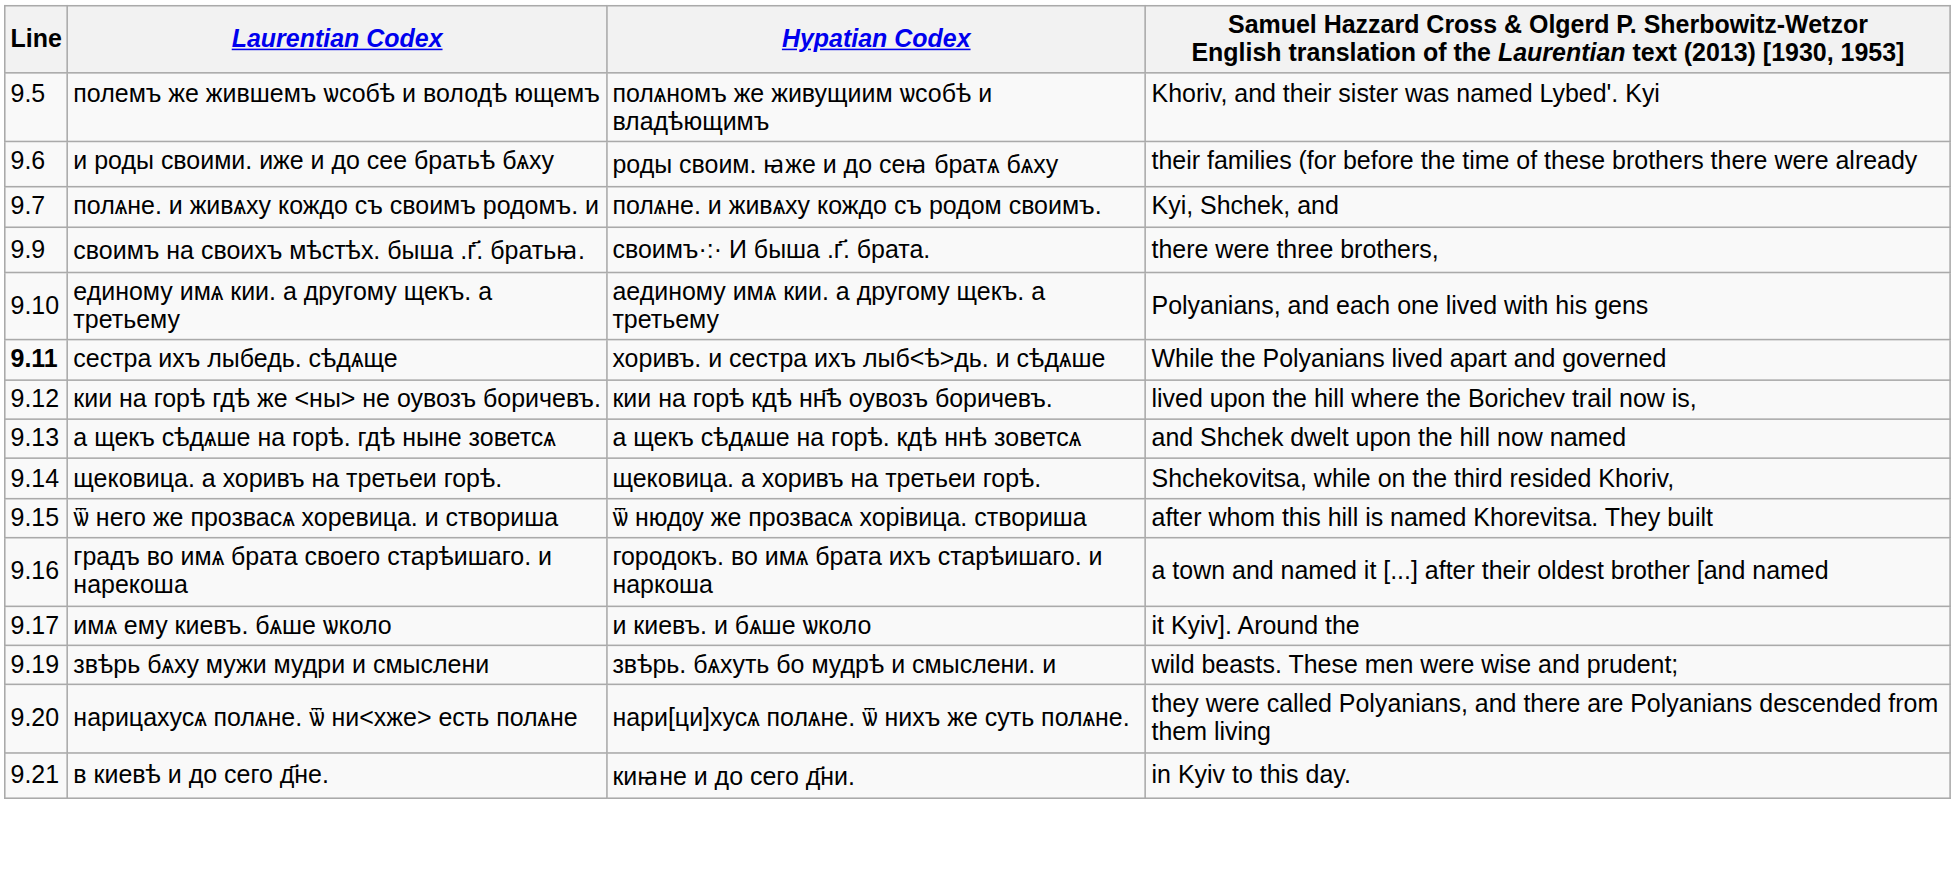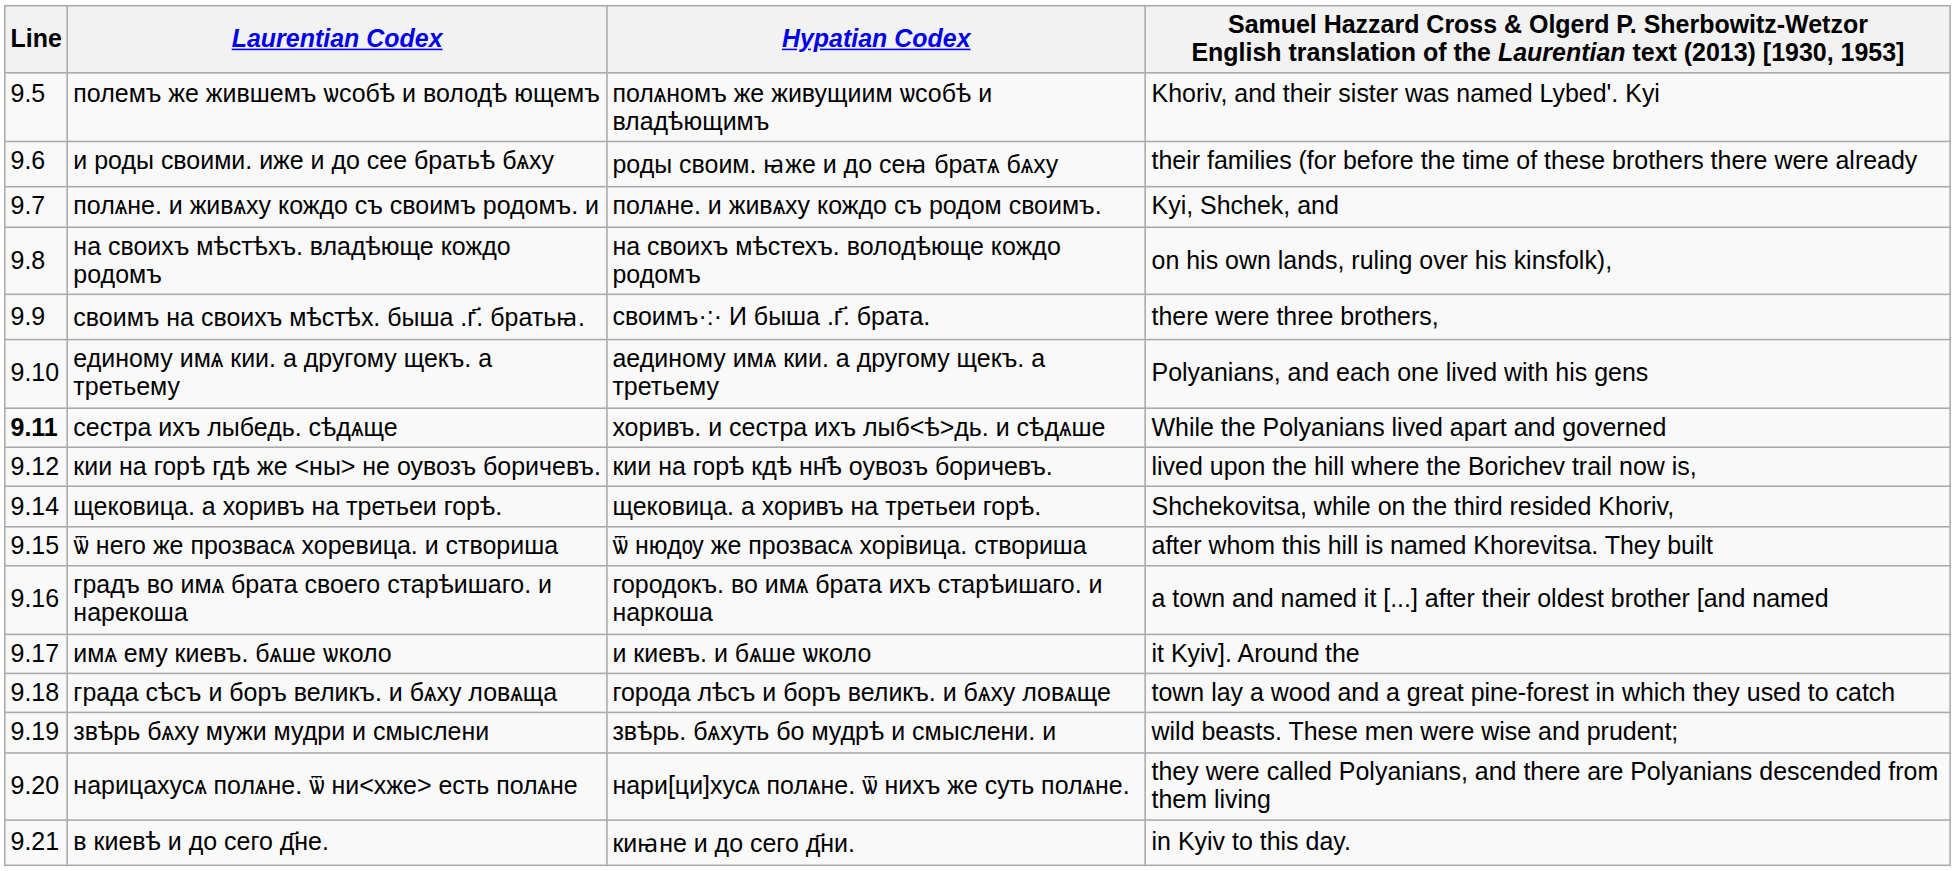+ row: (292, 260)
- row: (315, 438)
+ row: (315, 692)
